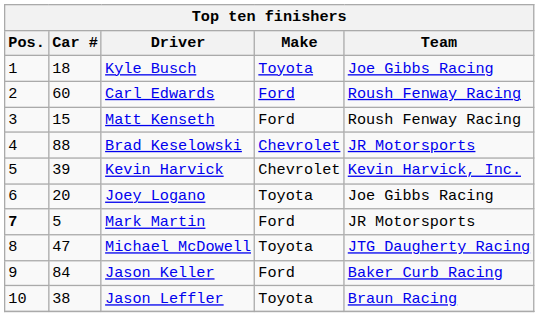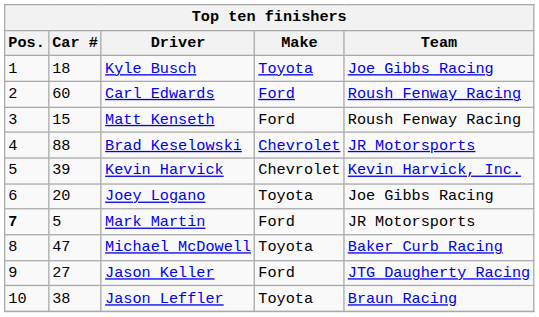(439, 247) JTG Daugherty Racing -> (425, 247) Baker Curb Racing
(61, 273) 84 -> (61, 273) 27
(425, 273) Baker Curb Racing -> (439, 273) JTG Daugherty Racing
